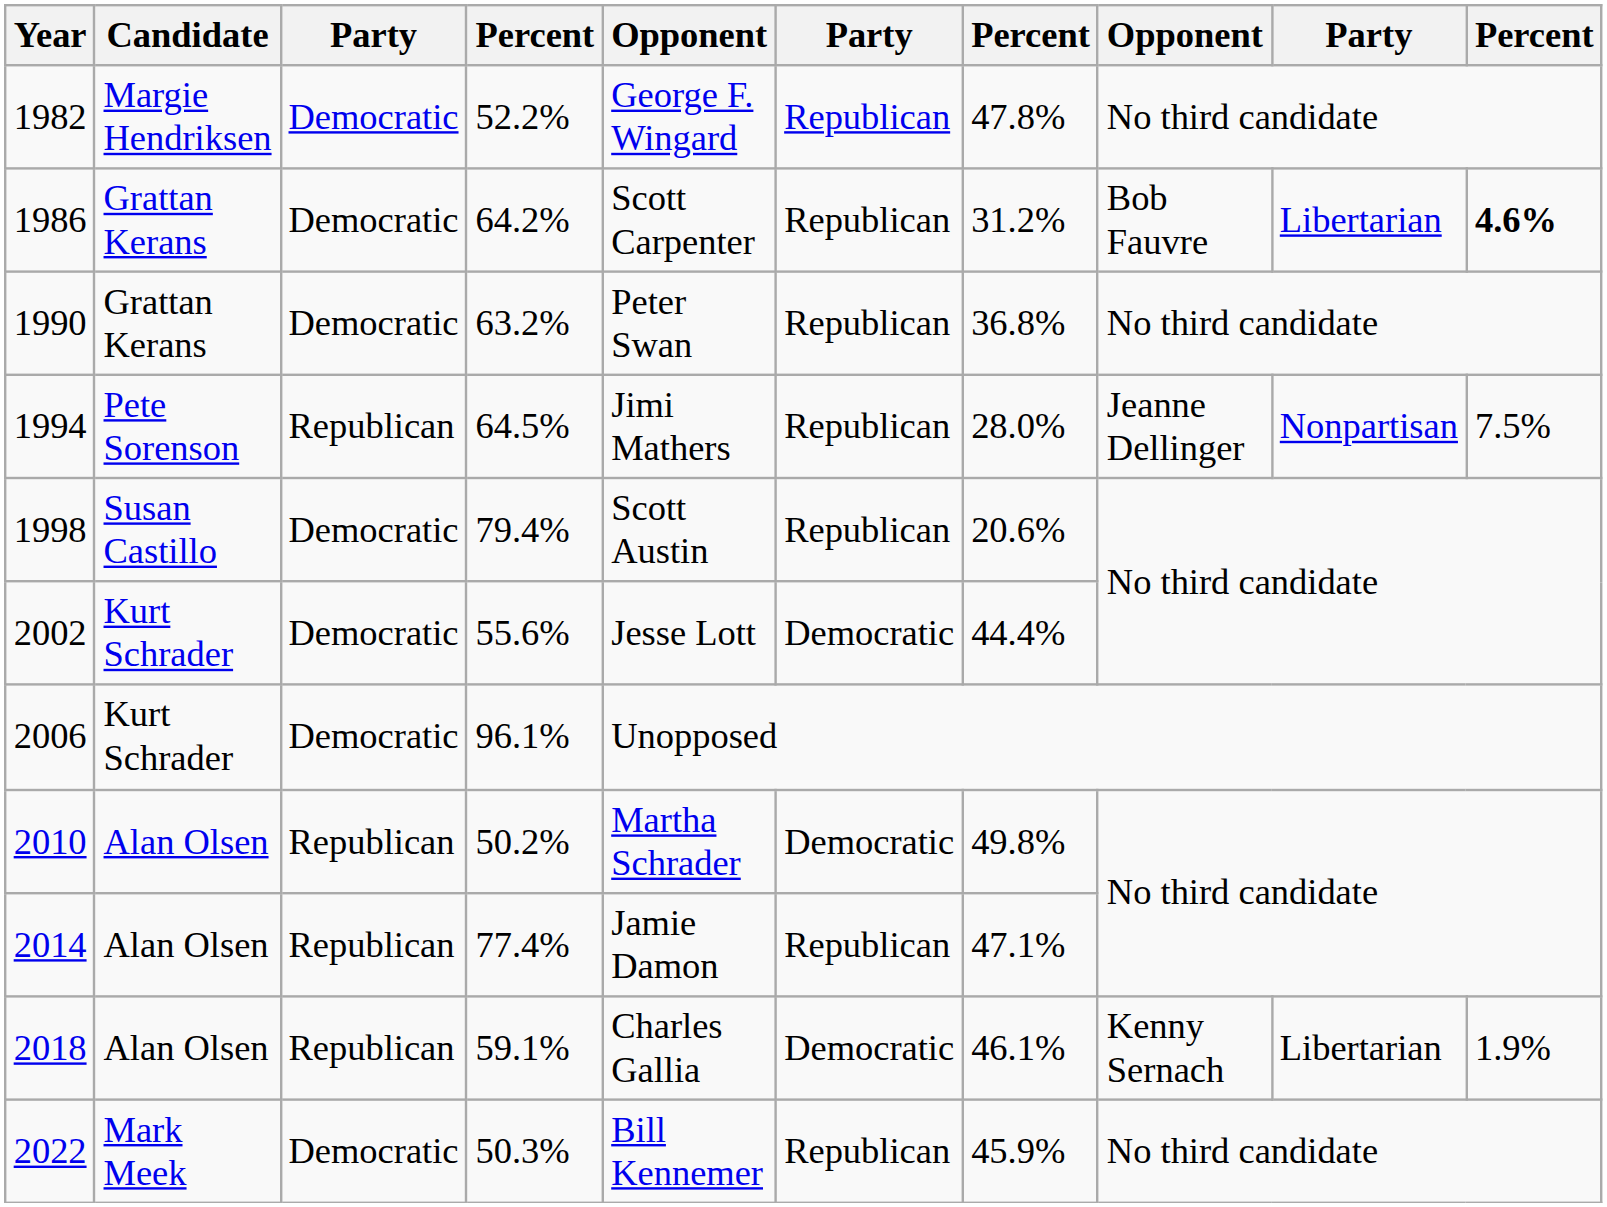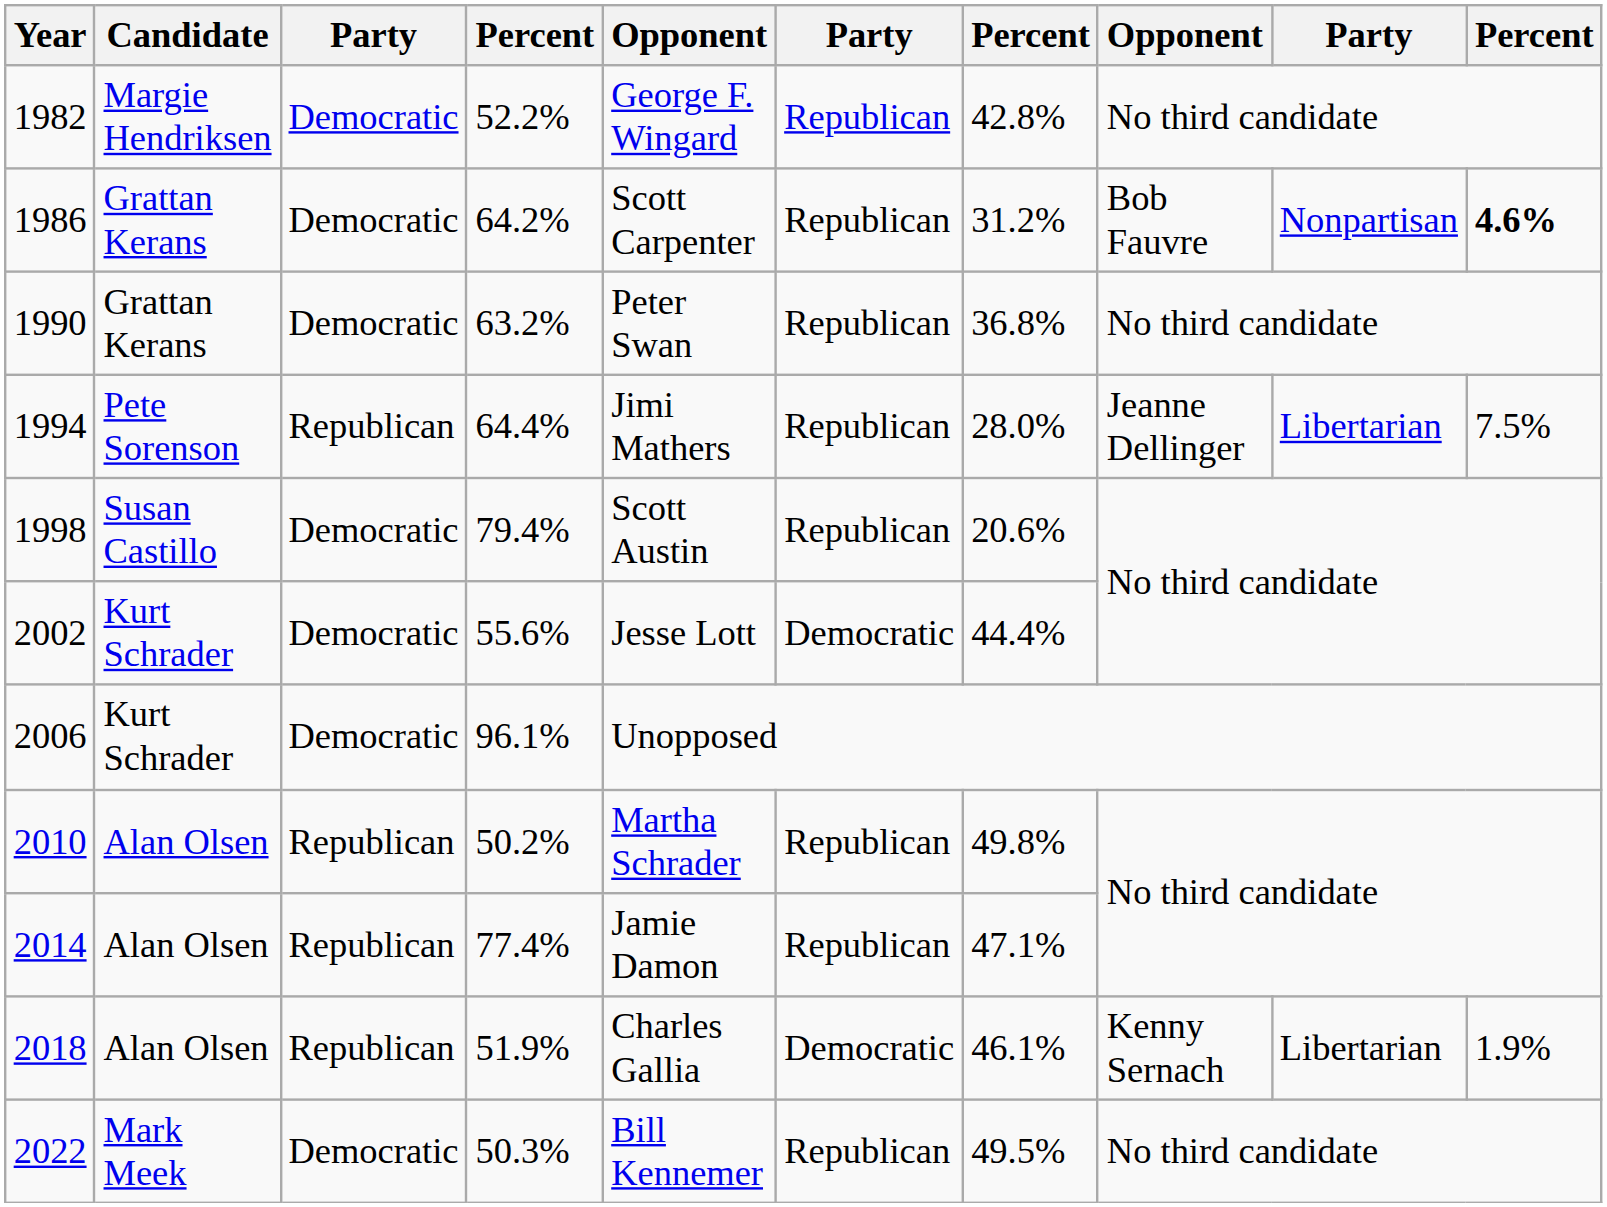(1018, 116) 47.8% -> (1018, 116) 42.8%
(1361, 219) Libertarian -> (1369, 219) Nonpartisan
(523, 426) 64.5% -> (523, 426) 64.4%
(1369, 426) Nonpartisan -> (1361, 426) Libertarian
(869, 839) Democratic -> (867, 839) Republican
(523, 1046) 59.1% -> (523, 1046) 51.9%
(1018, 1149) 45.9% -> (1018, 1149) 49.5%
